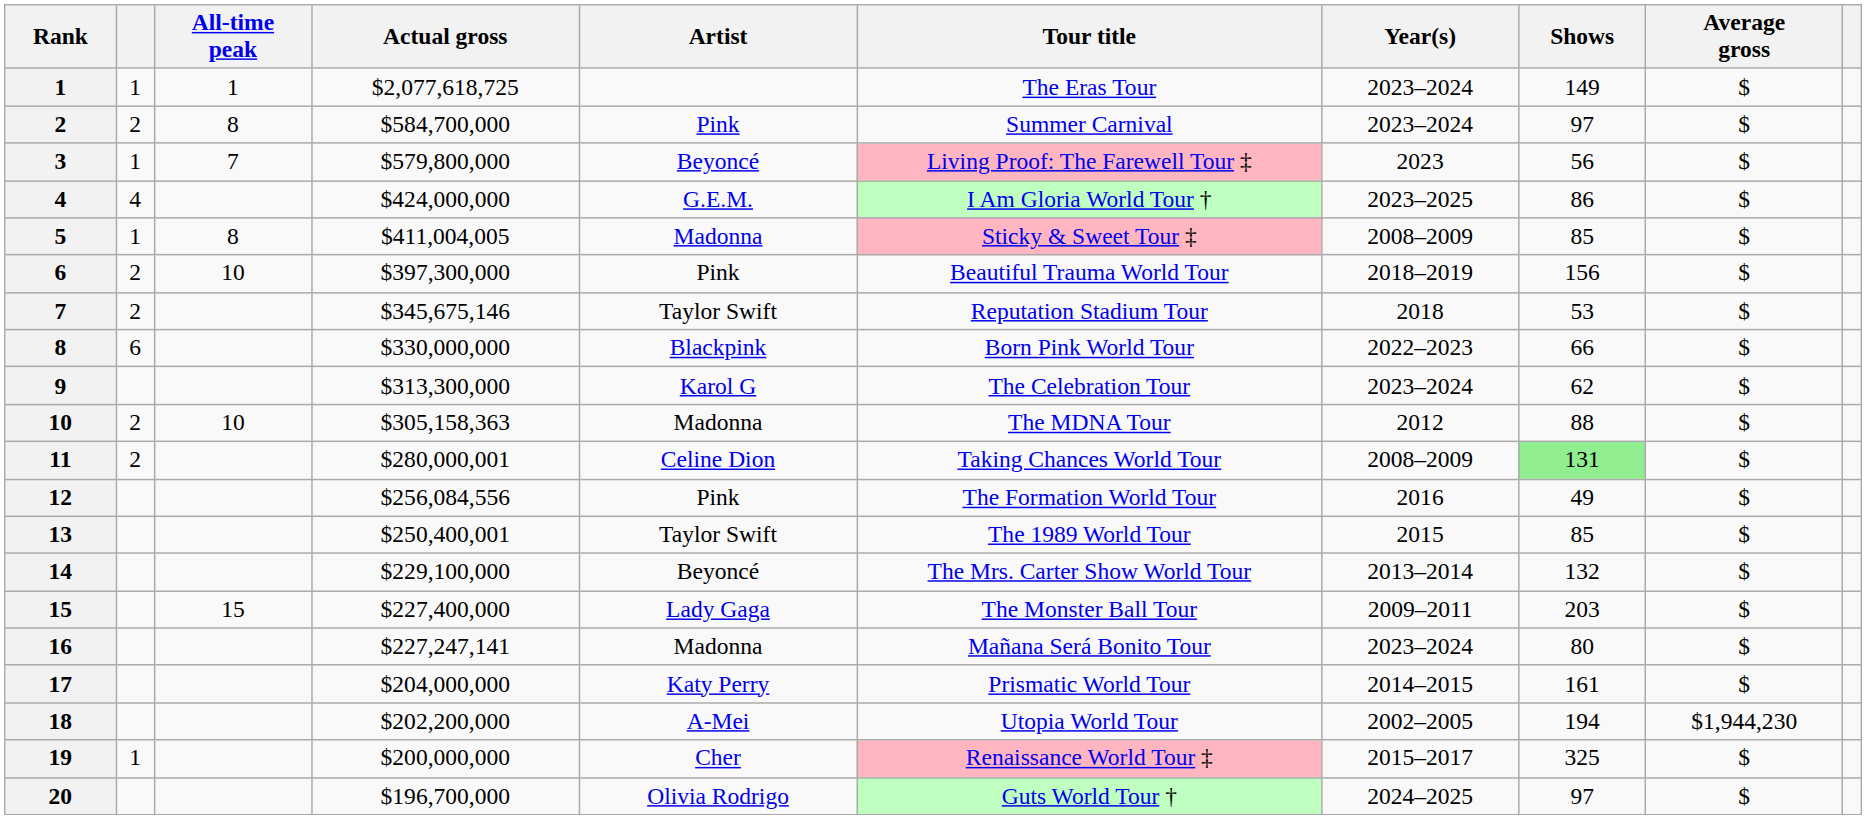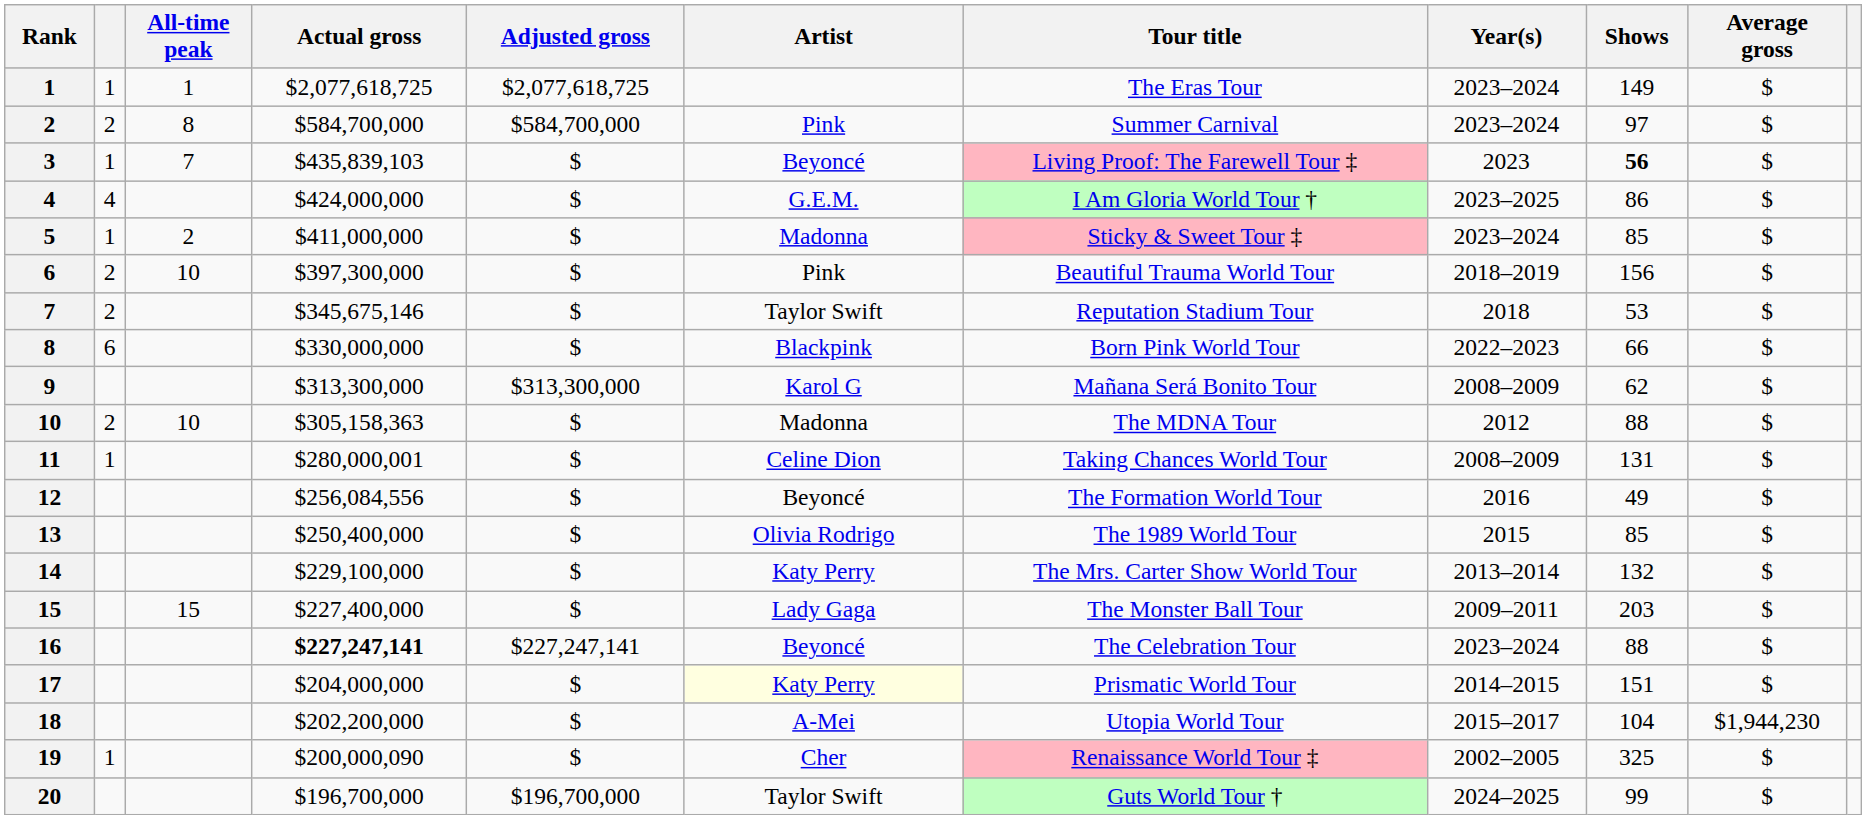+ column: (575, 36)
(445, 161) $579,800,000 -> (359, 161) $435,839,103
(1582, 161) normal -> (1637, 161) bold
(233, 236) 8 -> (188, 236) 2
(445, 236) $411,004,005 -> (359, 236) $411,000,000
(1420, 236) 2008–2009 -> (1506, 236) 2023–2024
(1089, 385) The Celebration Tour -> (1195, 385) Mañana Será Bonito Tour
(1420, 385) 2023–2024 -> (1506, 385) 2008–2009
(135, 459) 2 -> (110, 459) 1
(1582, 459) lightgreen background -> (1637, 459) no background
(718, 497) Pink -> (824, 497) Beyoncé
(445, 534) $250,400,001 -> (359, 534) $250,400,000
(718, 534) Taylor Swift -> (824, 534) Olivia Rodrigo
(718, 571) Beyoncé -> (824, 571) Katy Perry
(445, 646) normal -> (359, 646) bold
(718, 646) Madonna -> (824, 646) Beyoncé
(1089, 646) Mañana Será Bonito Tour -> (1195, 646) The Celebration Tour
(1582, 646) 80 -> (1637, 646) 88
(718, 683) no background -> (824, 683) lightyellow background
(1582, 683) 161 -> (1637, 683) 151
(1420, 721) 2002–2005 -> (1506, 721) 2015–2017
(1582, 721) 194 -> (1637, 721) 104
(445, 758) $200,000,000 -> (359, 758) $200,000,090
(1420, 758) 2015–2017 -> (1506, 758) 2002–2005
(718, 795) Olivia Rodrigo -> (824, 795) Taylor Swift
(1582, 795) 97 -> (1637, 795) 99
